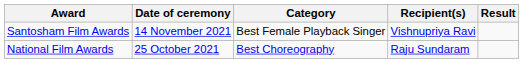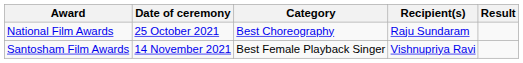rows swapped: (60, 49) <-> (68, 31)
